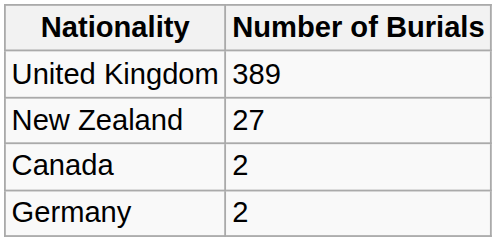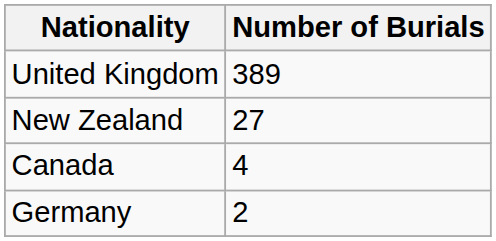(240, 166) 2 -> (240, 166) 4
